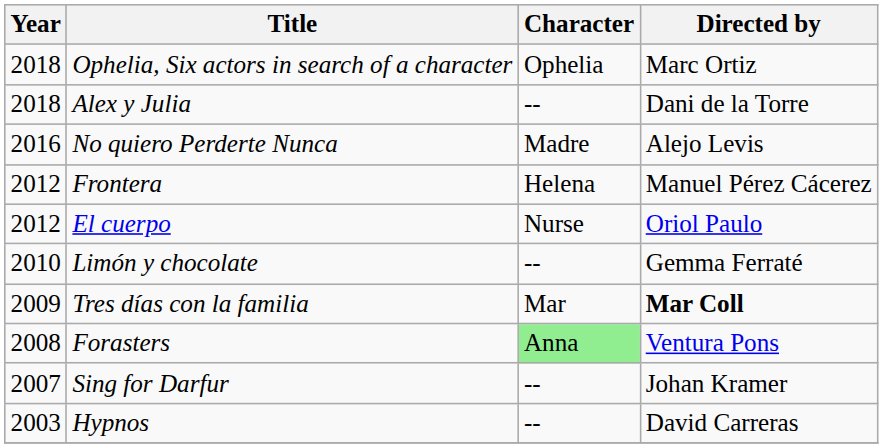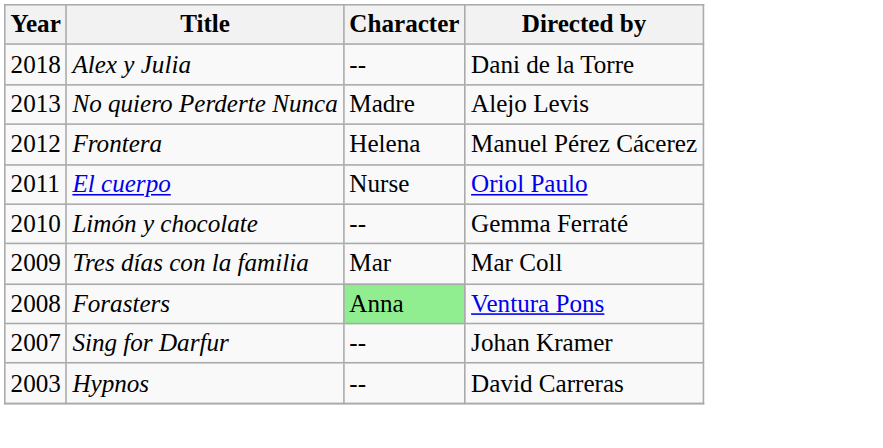- row: (292, 64)
(36, 143) 2016 -> (36, 104) 2013
(36, 223) 2012 -> (35, 183) 2011
(695, 303) bold -> (517, 263) normal
